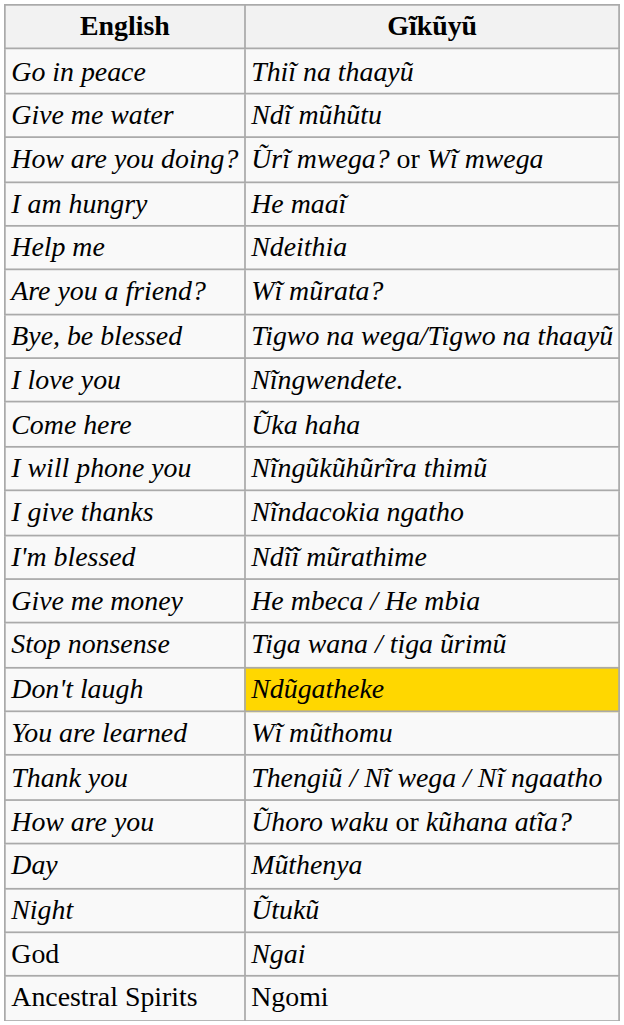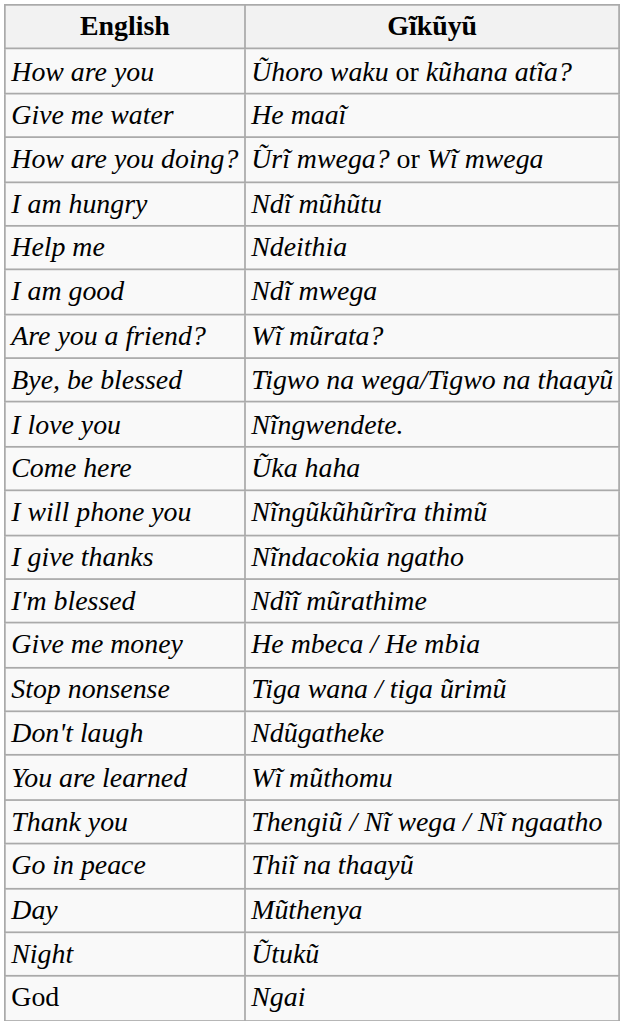rows swapped: (83, 821) <-> (79, 70)
(317, 114) Ndĩ mũhũtu -> (299, 114) He maaĩ
(299, 203) He maaĩ -> (317, 203) Ndĩ mũhũtu
+ row: (68, 291)
(318, 688) gold background -> (318, 733) no background
- row: (104, 997)
